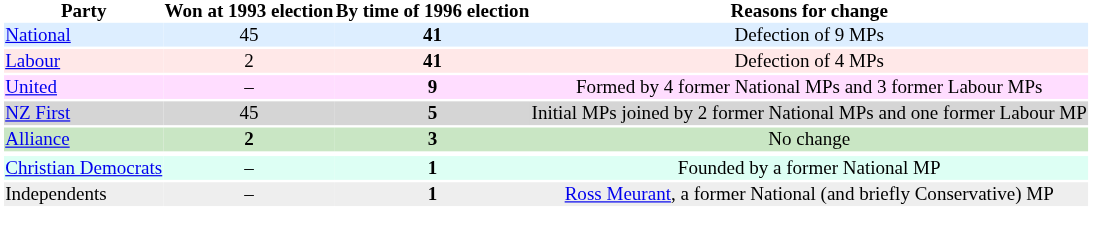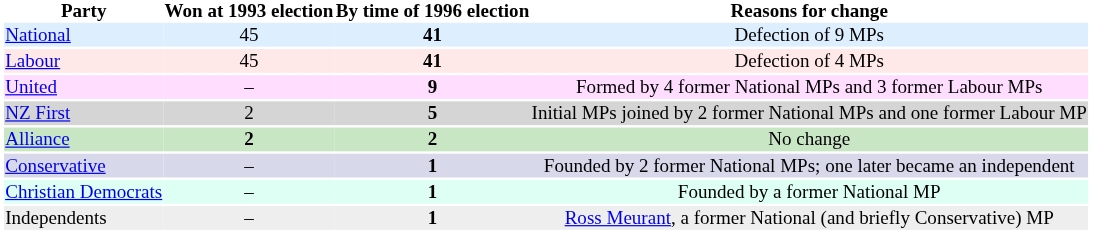(249, 60) 2 -> (249, 60) 45
(249, 113) 45 -> (249, 113) 2
(432, 139) 3 -> (432, 139) 2
+ row: (55, 165)
